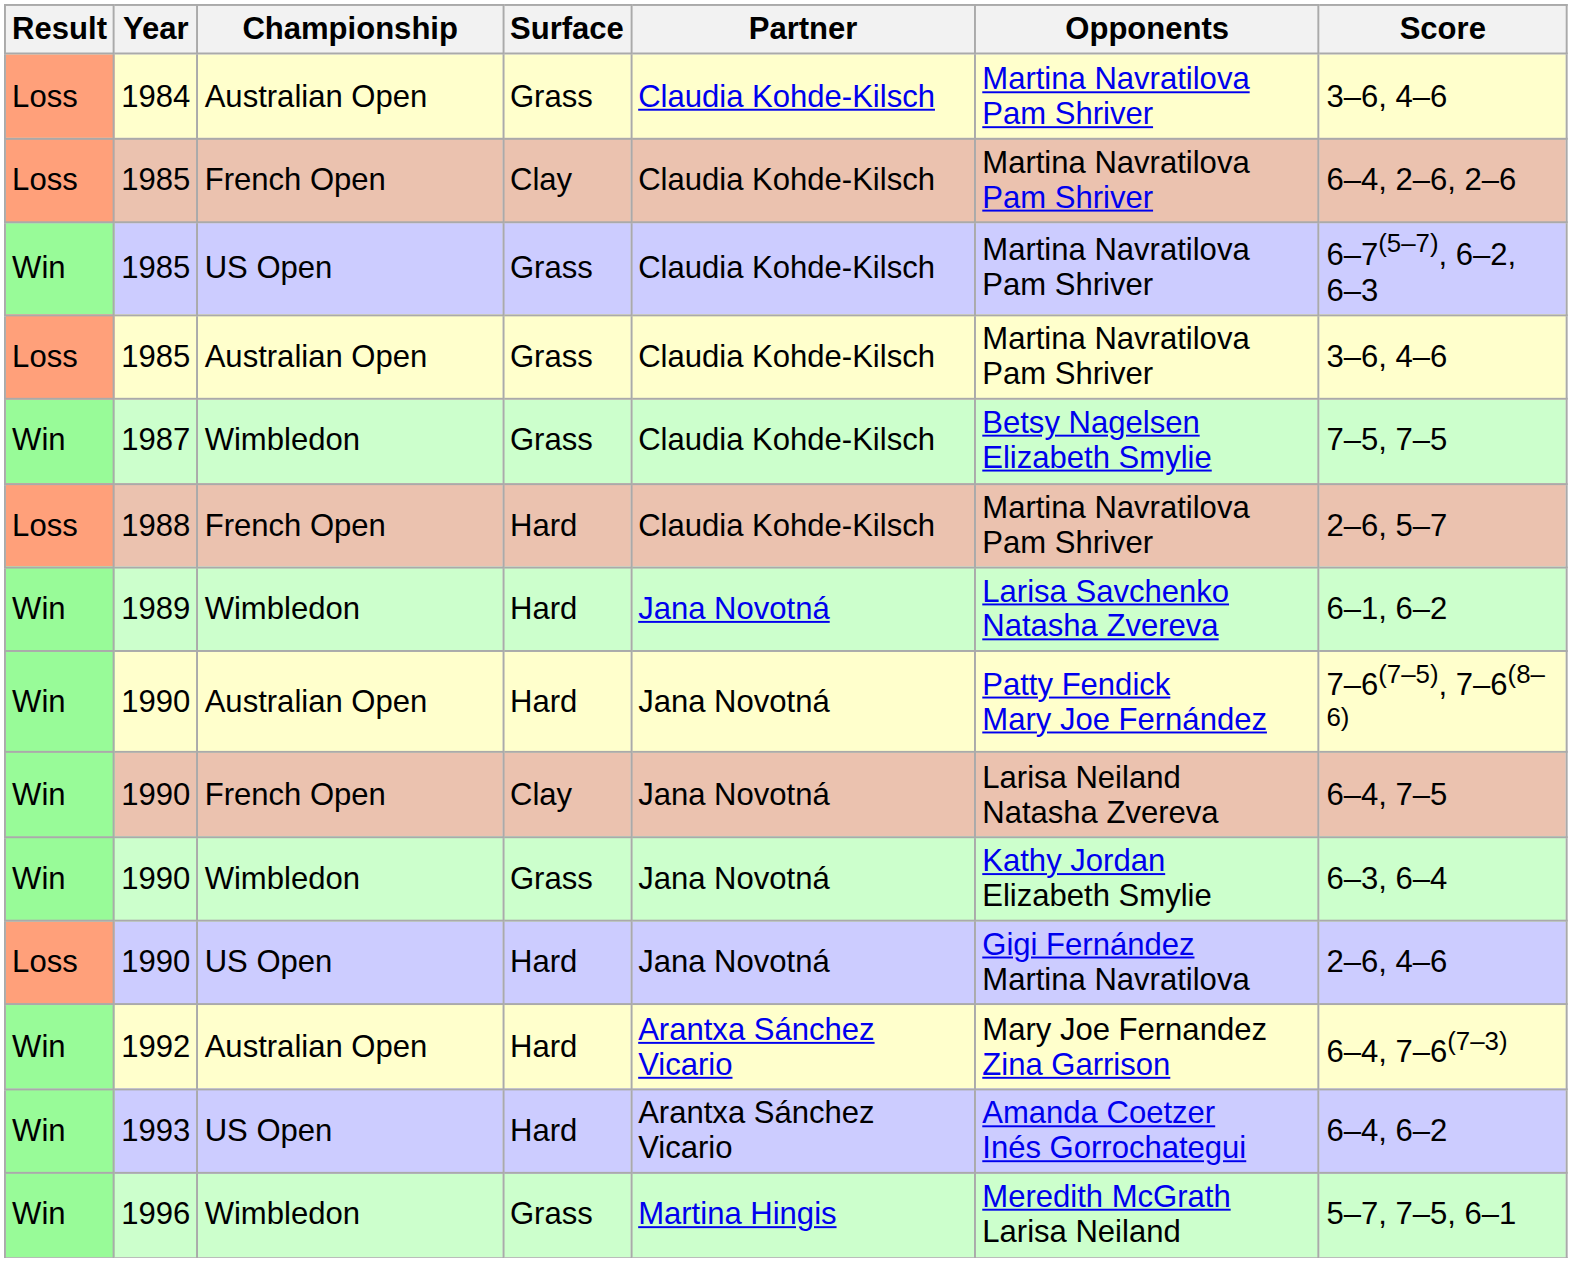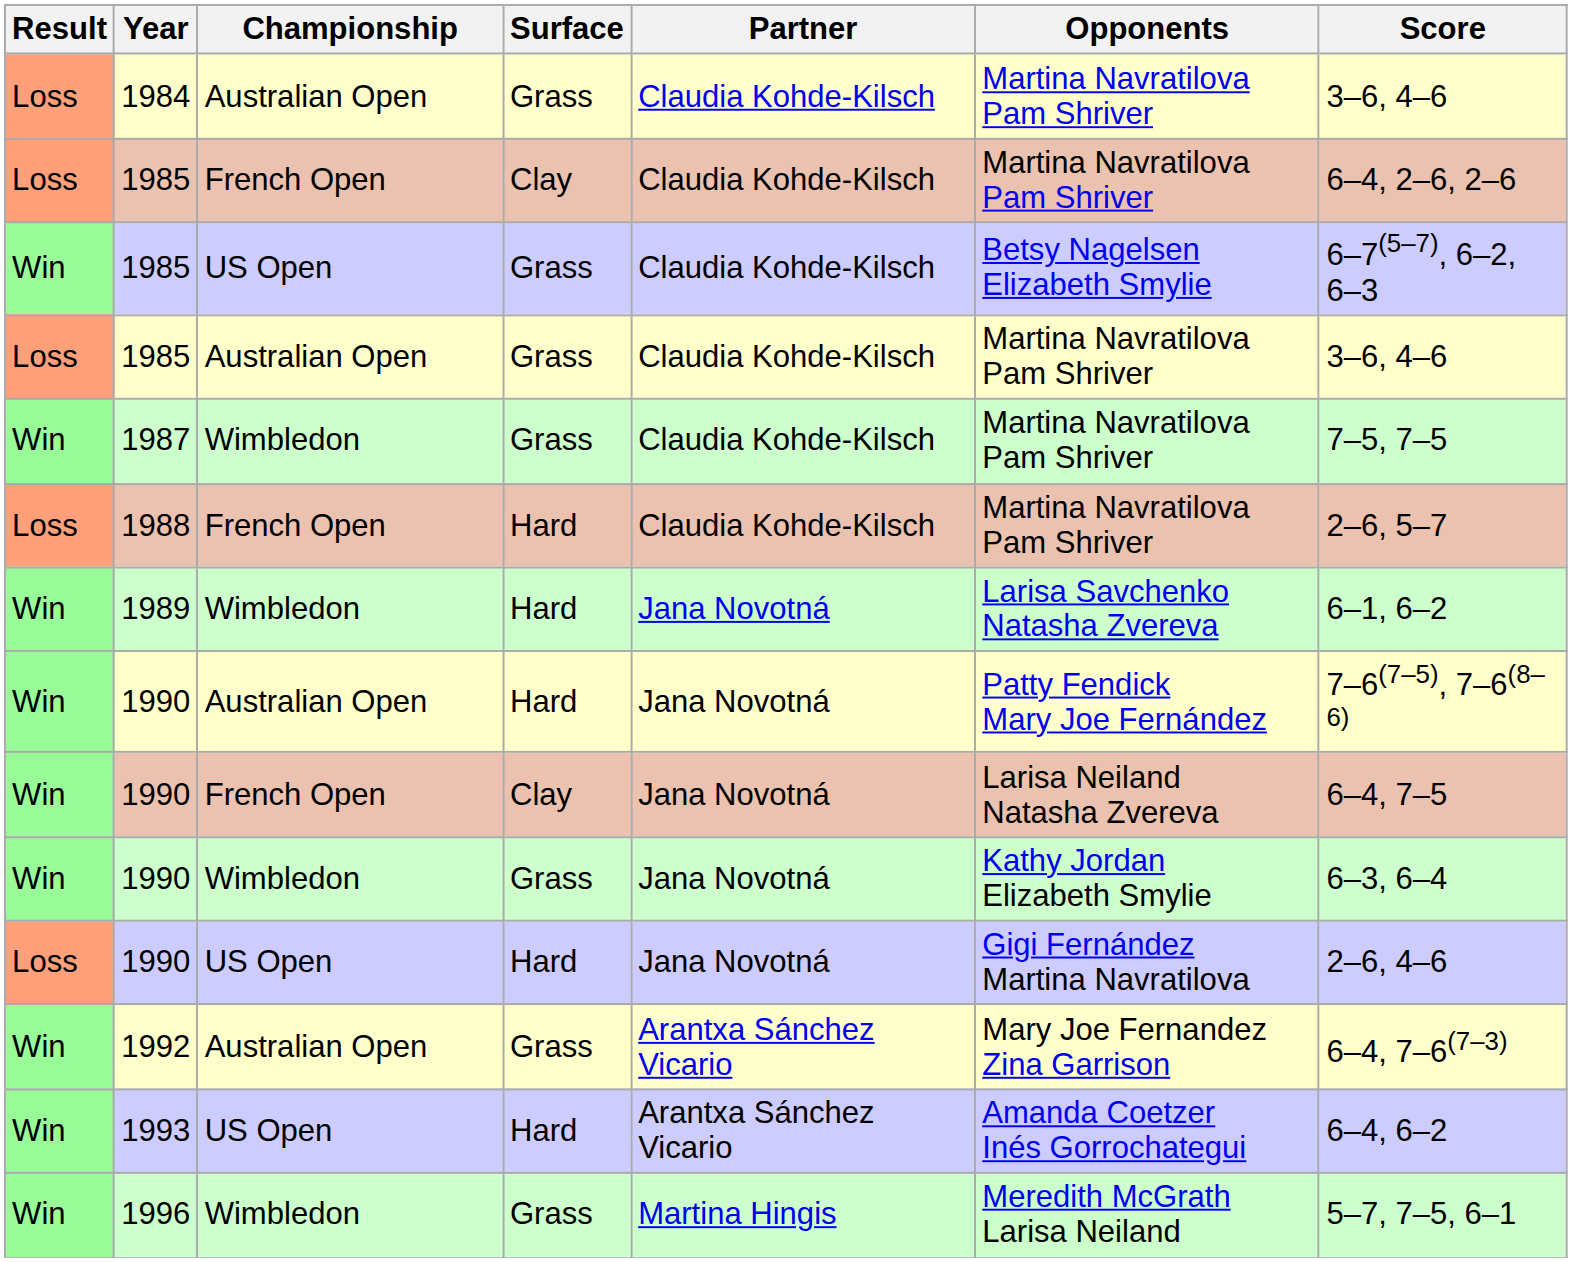(1116, 268) Martina Navratilova Pam Shriver -> (1097, 268) Betsy Nagelsen Elizabeth Smylie
(1097, 440) Betsy Nagelsen Elizabeth Smylie -> (1116, 440) Martina Navratilova Pam Shriver
(544, 1046) Hard -> (551, 1046) Grass
